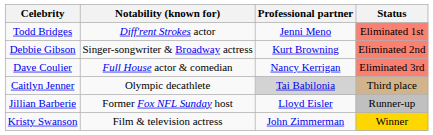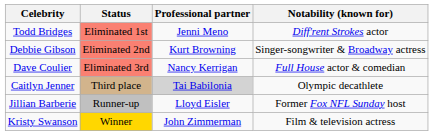columns swapped: (168, 13) <-> (392, 13)
